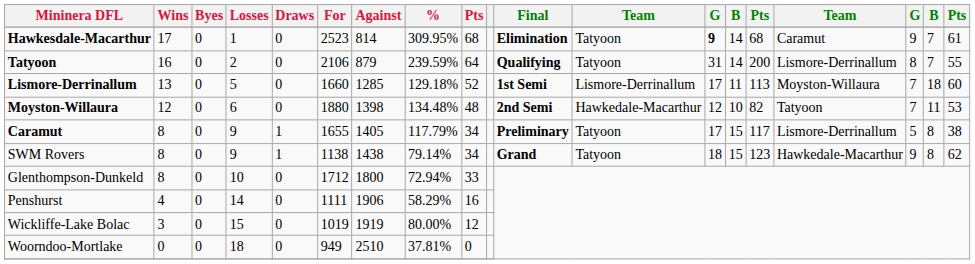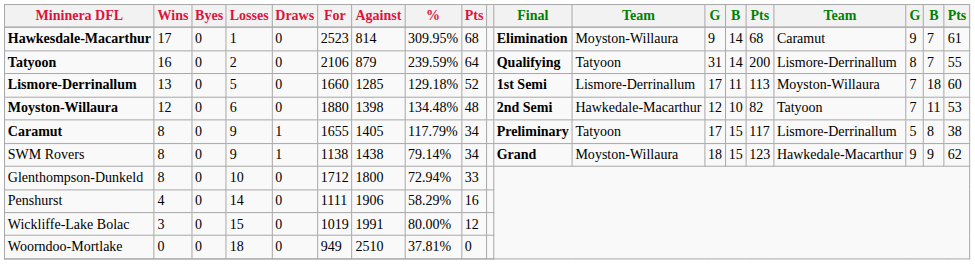(598, 38) Tatyoon -> (627, 38) Moyston-Willaura
(712, 38) bold -> (712, 38) normal
(598, 154) Tatyoon -> (627, 154) Moyston-Willaura
(931, 154) 8 -> (931, 154) 9
(369, 223) 1919 -> (369, 223) 1991
